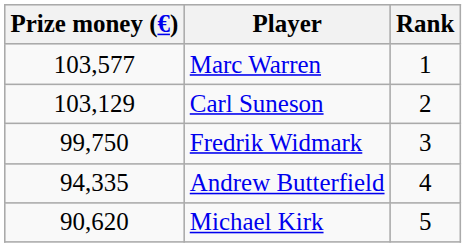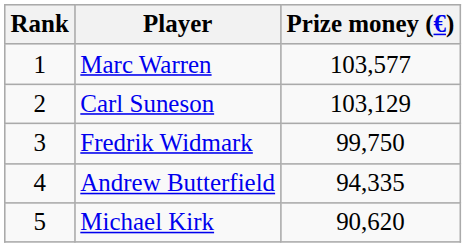columns swapped: (425, 24) <-> (94, 24)
